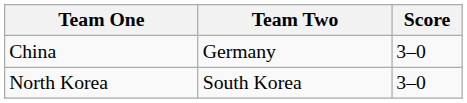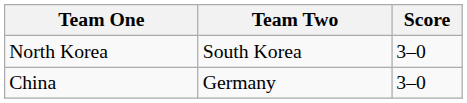rows swapped: (59, 82) <-> (33, 51)
